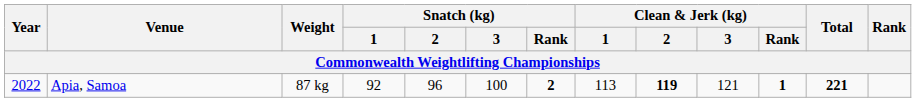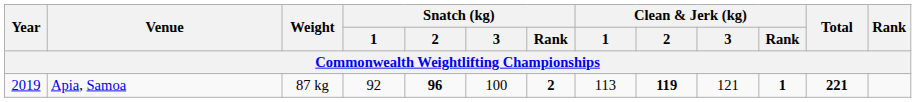(26, 85) 2022 -> (26, 85) 2019
(435, 85) normal -> (435, 85) bold
